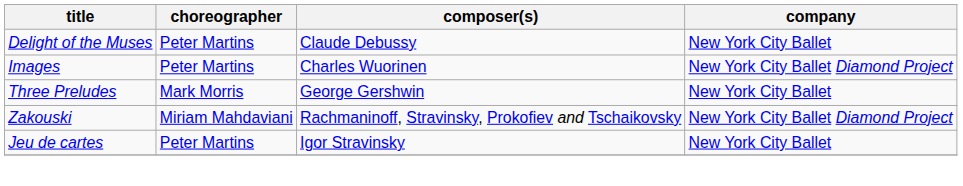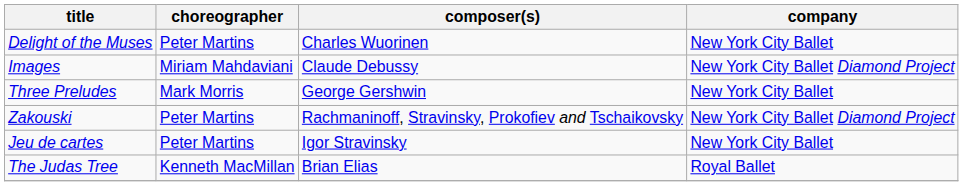(358, 42) Claude Debussy -> (365, 42) Charles Wuorinen
(207, 67) Peter Martins -> (226, 67) Miriam Mahdaviani
(363, 67) Charles Wuorinen -> (360, 67) Claude Debussy
(226, 117) Miriam Mahdaviani -> (207, 117) Peter Martins
+ row: (63, 167)
